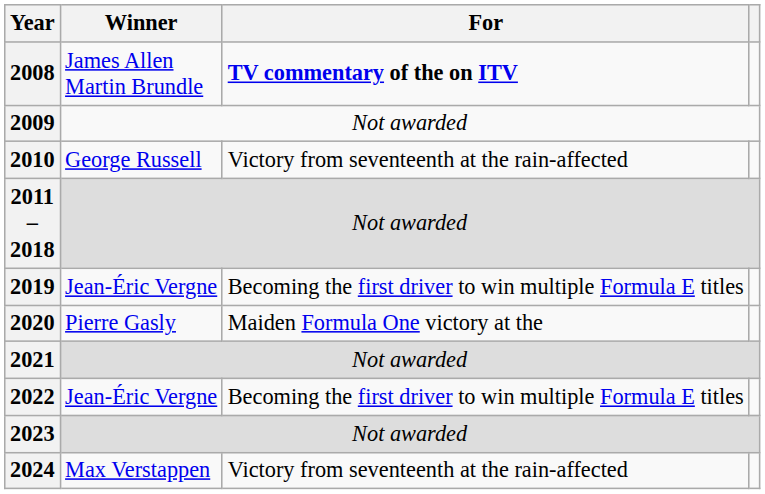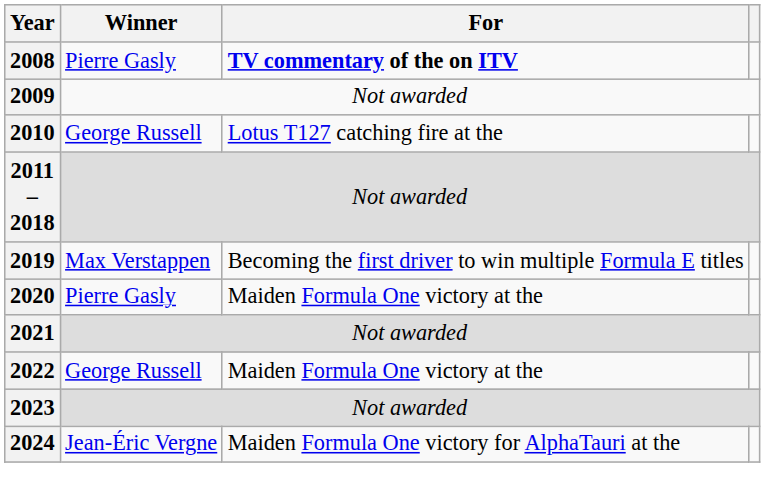(134, 73) James Allen Martin Brundle -> (121, 60) Pierre Gasly
(428, 160) Victory from seventeenth at the rain-affected -> (365, 133) Lotus T127 catching fire at the
(141, 286) Jean-Éric Vergne -> (138, 260) Max Verstappen
(141, 396) Jean-Éric Vergne -> (133, 370) George Russell
(486, 396) Becoming the first driver to win multiple Formula E titles -> (385, 370) Maiden Formula One victory at the
(138, 470) Max Verstappen -> (141, 444) Jean-Éric Vergne
(428, 470) Victory from seventeenth at the rain-affected -> (454, 444) Maiden Formula One victory for AlphaTauri at the
